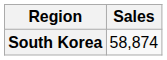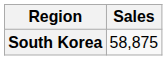(134, 42) 58,874 -> (134, 42) 58,875
